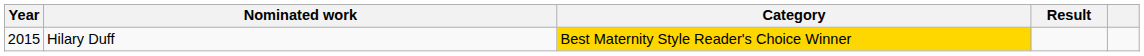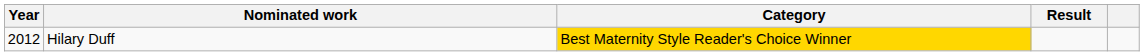(24, 39) 2015 -> (24, 39) 2012
